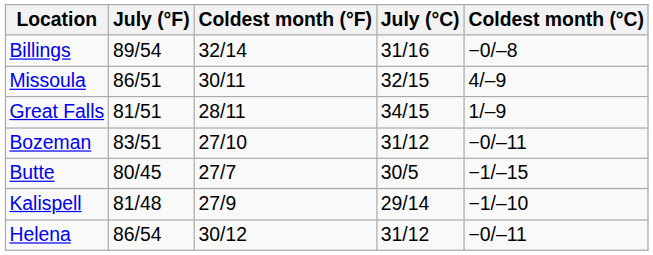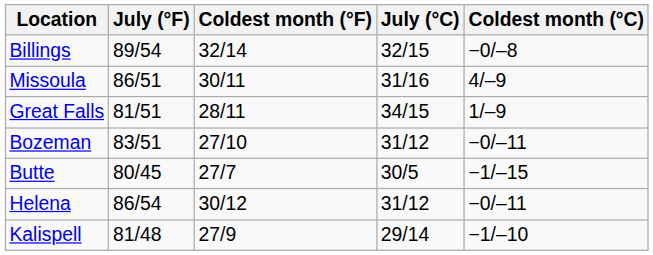(405, 50) 31/16 -> (405, 50) 32/15
(405, 81) 32/15 -> (405, 81) 31/16
rows swapped: (40, 234) <-> (45, 204)
